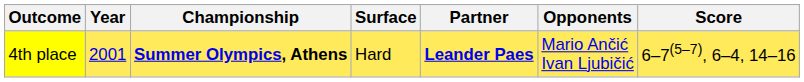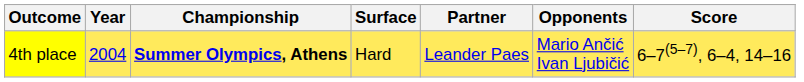(108, 53) 2001 -> (108, 53) 2004
(479, 53) bold -> (477, 53) normal
